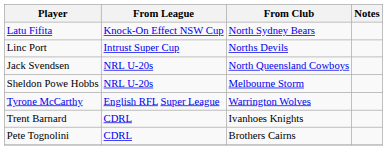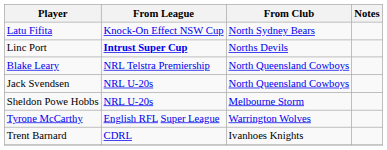(141, 48) normal -> (146, 48) bold
+ row: (33, 66)
- row: (38, 136)
